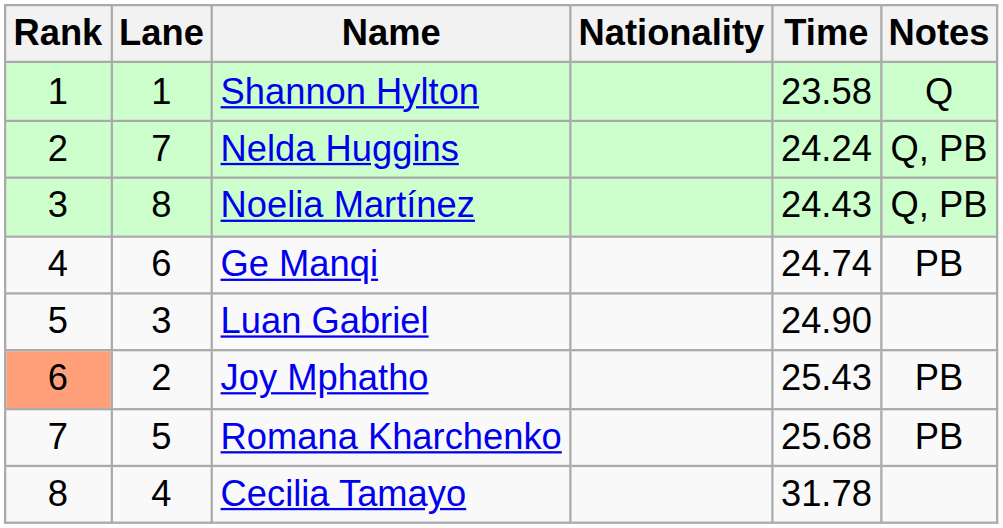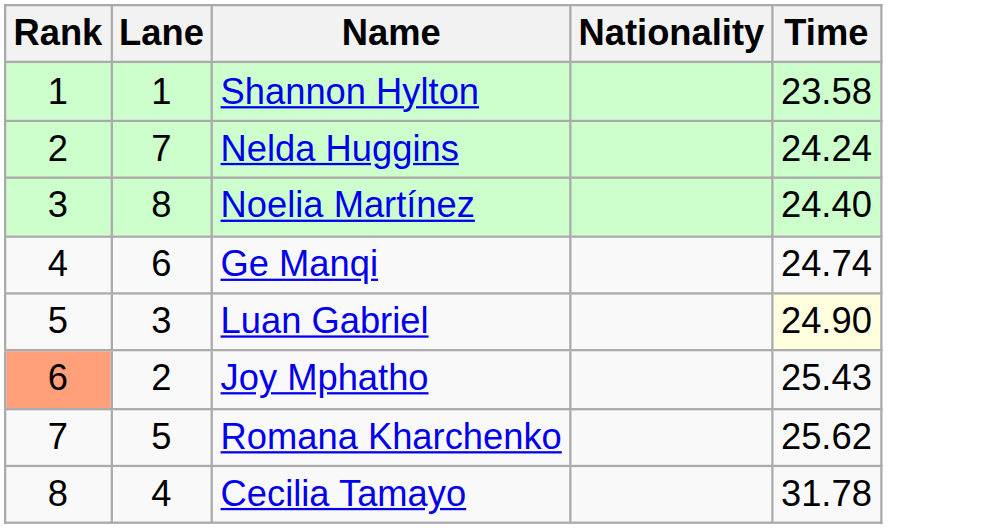- column: (939, 33)
(826, 206) 24.43 -> (826, 206) 24.40
(826, 321) no background -> (826, 321) lightyellow background
(826, 436) 25.68 -> (826, 436) 25.62
